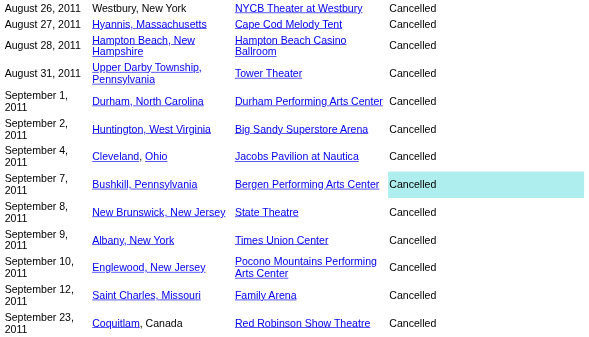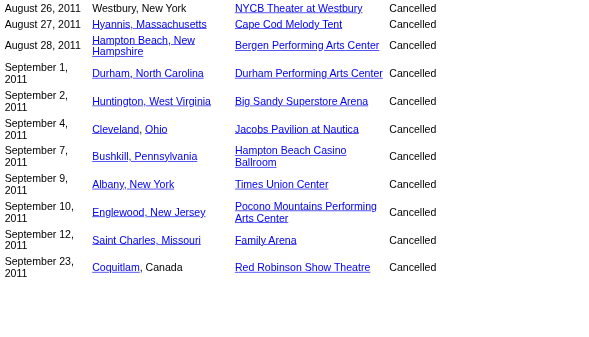(291, 46) Hampton Beach Casino Ballroom -> (307, 46) Bergen Performing Arts Center
- row: (43, 74)
(307, 184) Bergen Performing Arts Center -> (291, 157) Hampton Beach Casino Ballroom
(413, 184) paleturquoise background -> (413, 157) no background
- row: (36, 212)
